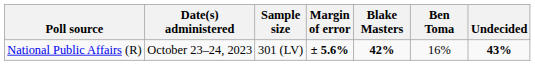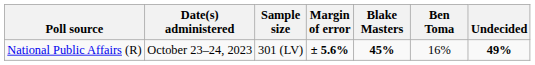(382, 50) 42% -> (382, 50) 45%
(499, 50) 43% -> (499, 50) 49%
